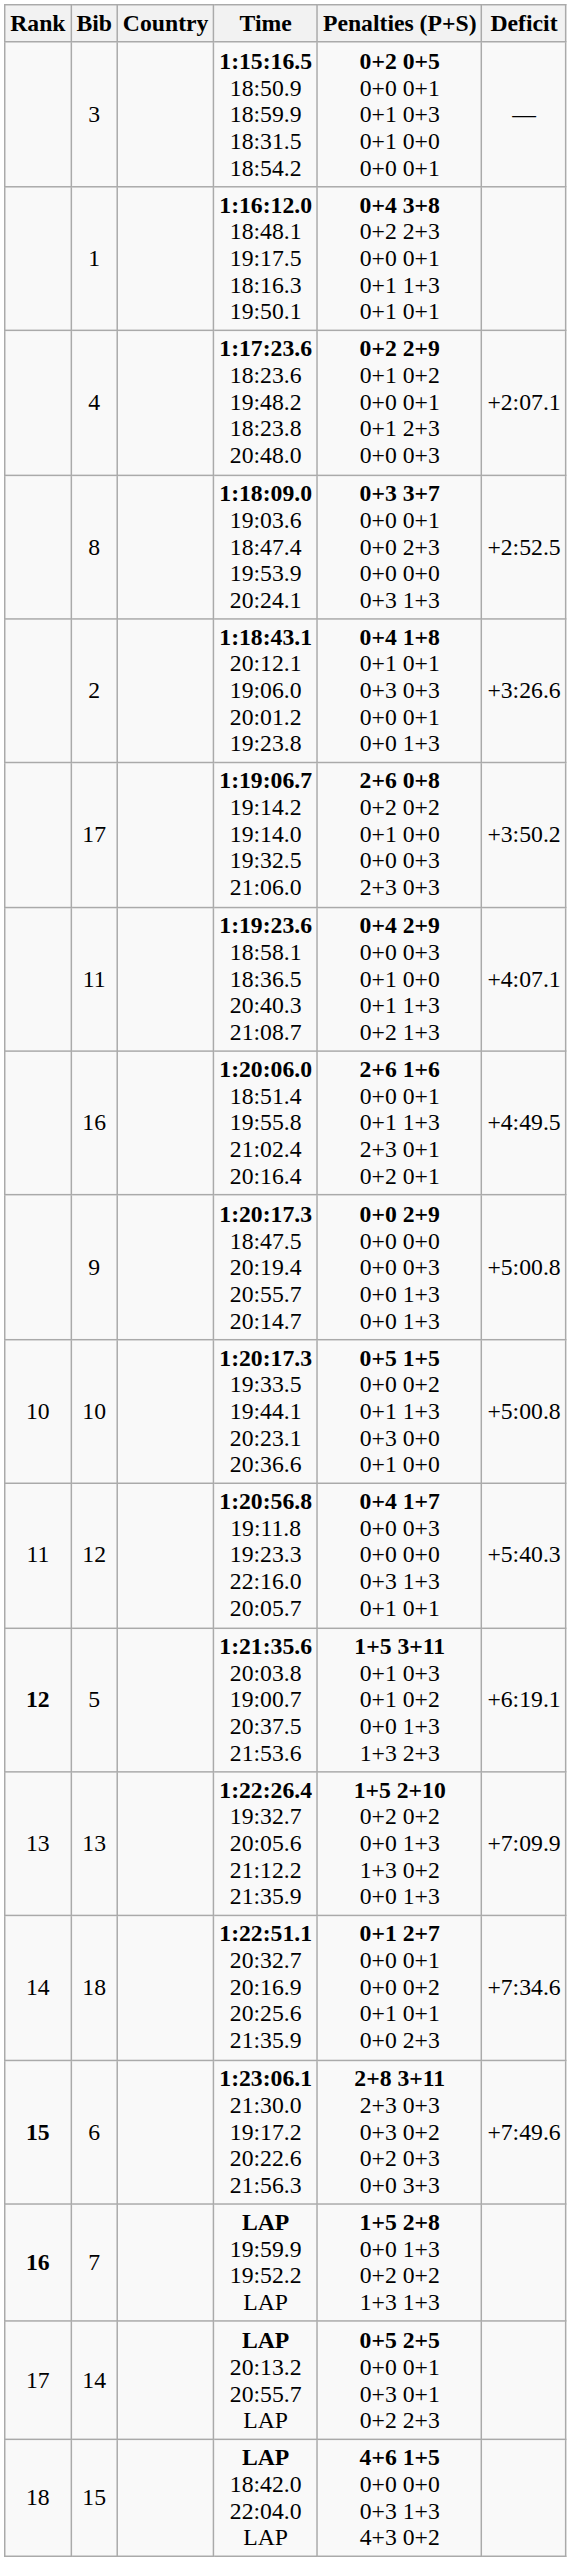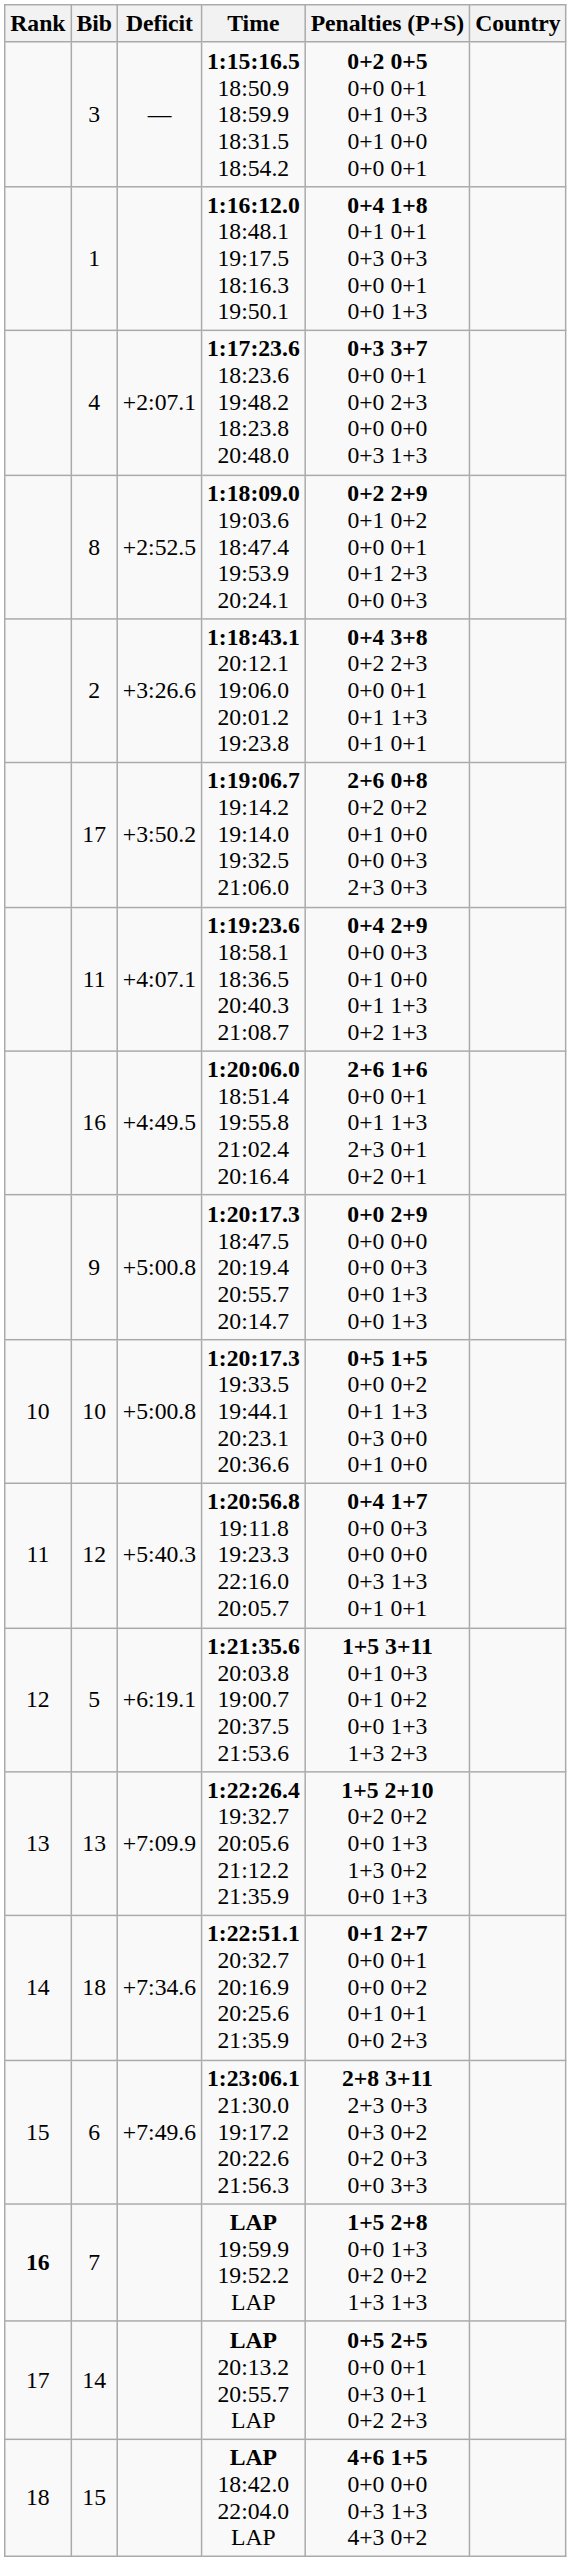columns swapped: (166, 23) <-> (524, 23)
(400, 258) 0+4 3+8 0+2 2+3 0+0 0+1 0+1 1+3 0+1 0+1 -> (387, 258) 0+4 1+8 0+1 0+1 0+3 0+3 0+0 0+1 0+0 1+3
(400, 402) 0+2 2+9 0+1 0+2 0+0 0+1 0+1 2+3 0+0 0+3 -> (387, 402) 0+3 3+7 0+0 0+1 0+0 2+3 0+0 0+0 0+3 1+3
(400, 546) 0+3 3+7 0+0 0+1 0+0 2+3 0+0 0+0 0+3 1+3 -> (387, 546) 0+2 2+9 0+1 0+2 0+0 0+1 0+1 2+3 0+0 0+3
(400, 690) 0+4 1+8 0+1 0+1 0+3 0+3 0+0 0+1 0+0 1+3 -> (387, 690) 0+4 3+8 0+2 2+3 0+0 0+1 0+1 1+3 0+1 0+1
(38, 1699) bold -> (38, 1699) normal
(38, 2131) bold -> (38, 2131) normal
